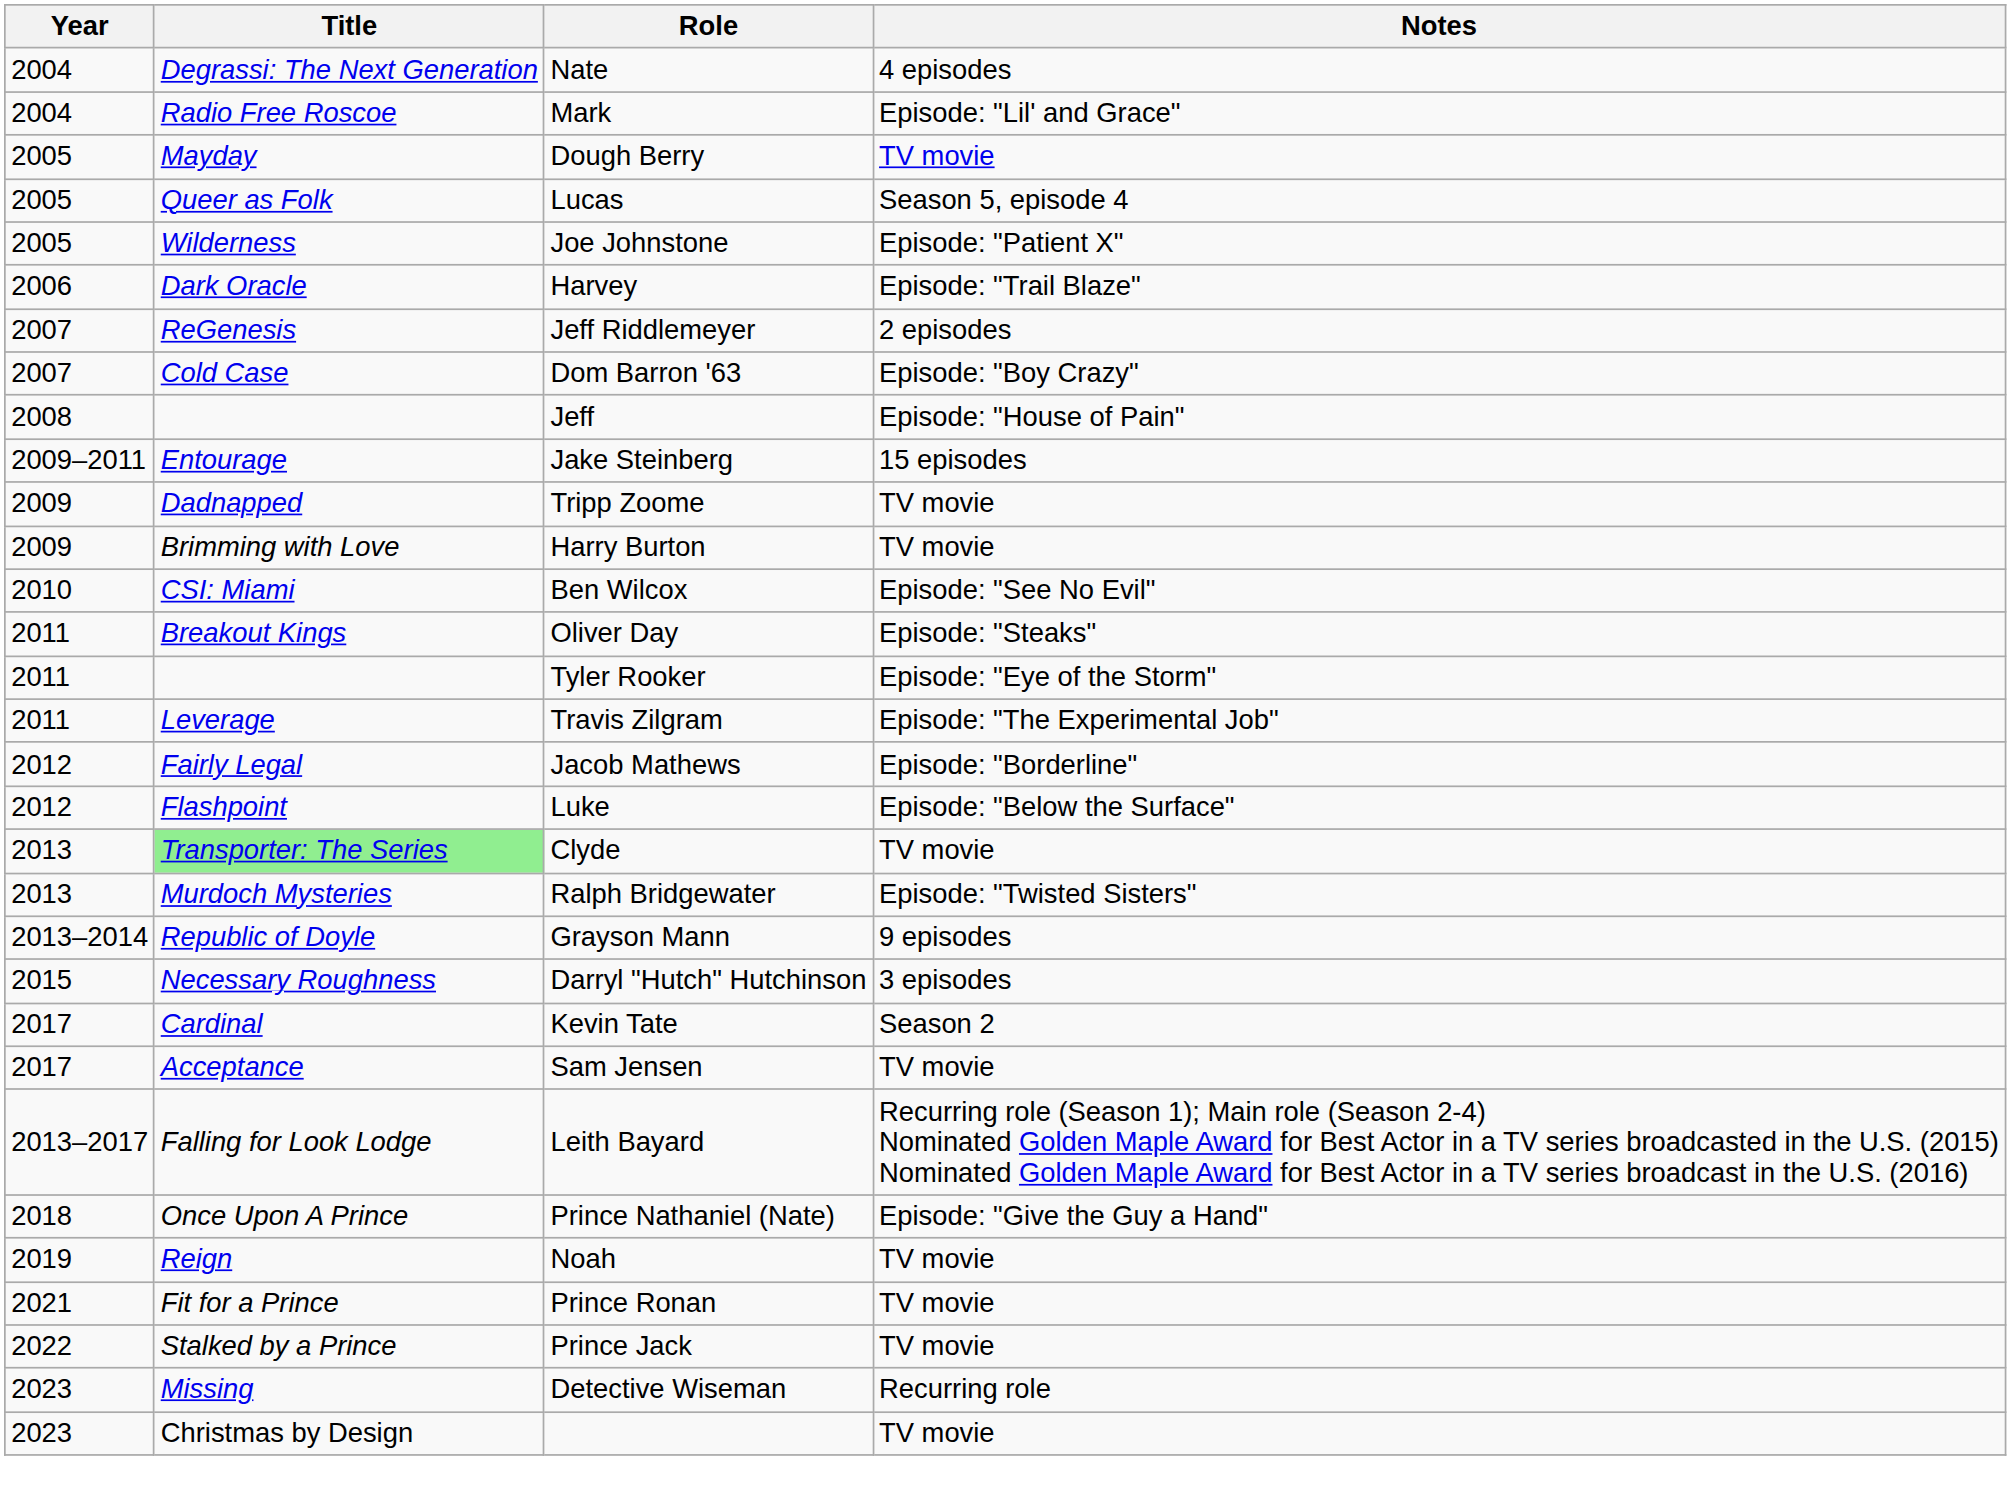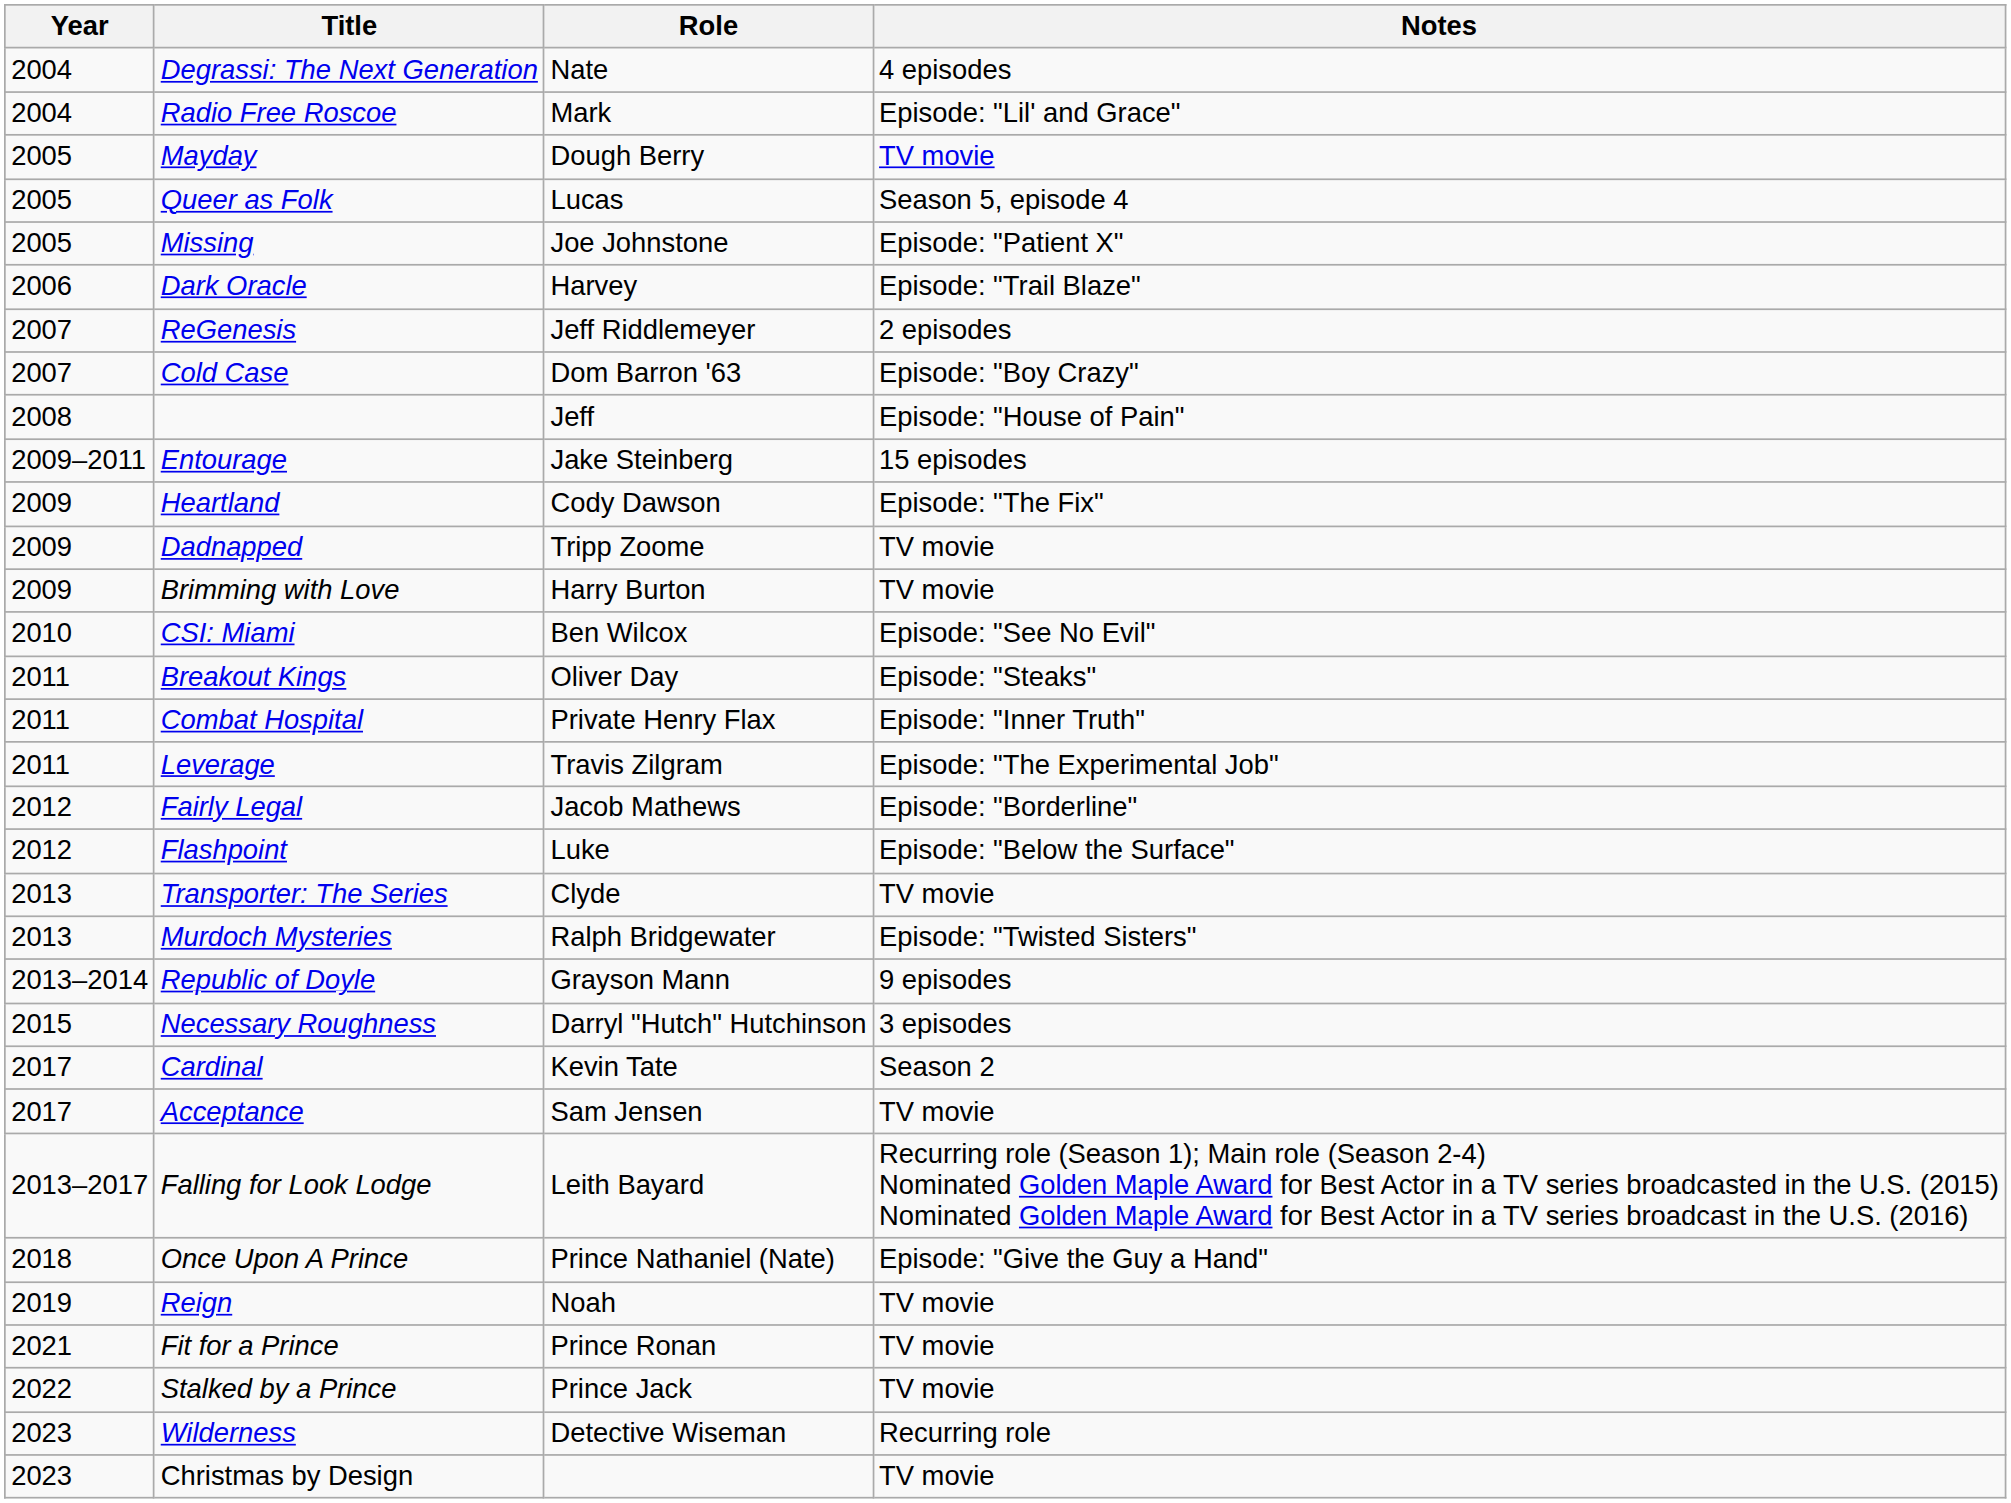(228, 243) Wilderness -> (207, 243) Missing
+ row: (636, 503)
- row: (628, 677)
+ row: (663, 720)
(304, 850) lightgreen background -> (304, 894) no background
(207, 1389) Missing -> (228, 1432) Wilderness
